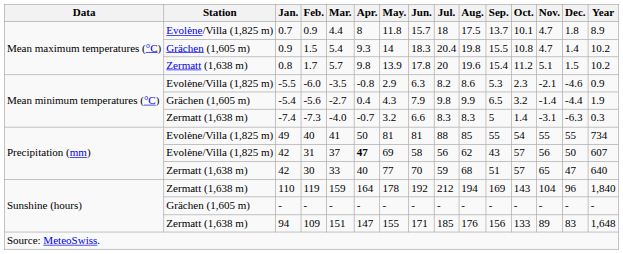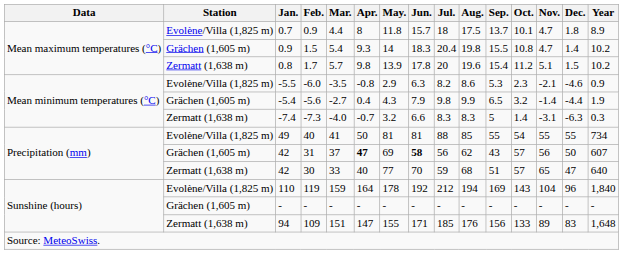(220, 153) Evolène/Villa (1,825 m) -> (208, 153) Grächen (1,605 m)
(417, 153) normal -> (417, 153) bold
(207, 188) Zermatt (1,638 m) -> (220, 188) Evolène/Villa (1,825 m)
